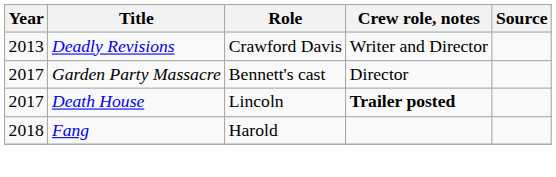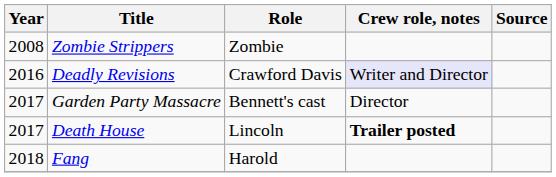+ row: (113, 46)
(26, 46) 2013 -> (26, 74) 2016
(419, 46) no background -> (419, 74) lavender background
